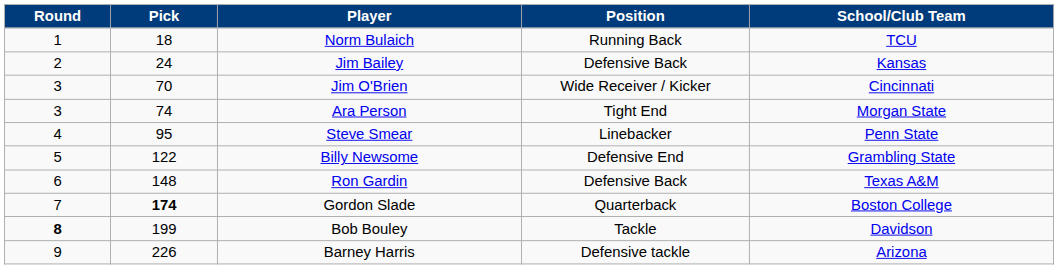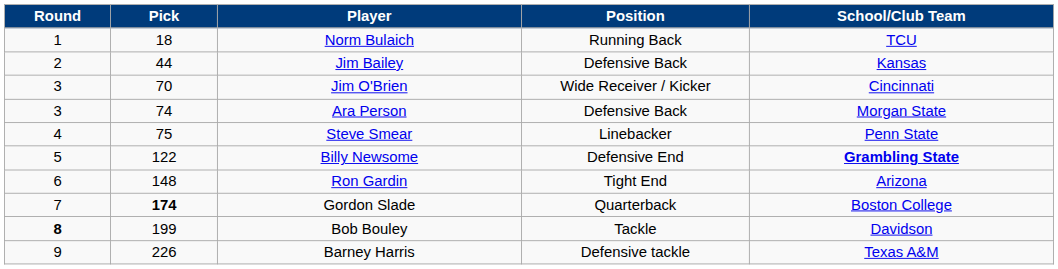(164, 63) 24 -> (164, 63) 44
(635, 110) Tight End -> (635, 110) Defensive Back
(164, 134) 95 -> (164, 134) 75
(901, 157) normal -> (901, 157) bold
(635, 181) Defensive Back -> (635, 181) Tight End
(901, 181) Texas A&M -> (901, 181) Arizona
(901, 252) Arizona -> (901, 252) Texas A&M
